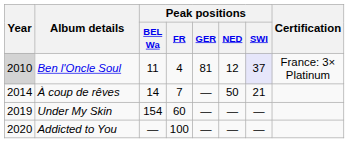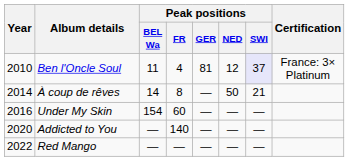(20, 68) lightgrey background -> (20, 68) no background
(179, 93) 7 -> (179, 93) 8
(20, 111) 2019 -> (20, 111) 2016
(179, 129) 100 -> (179, 129) 140
+ row: (67, 147)
